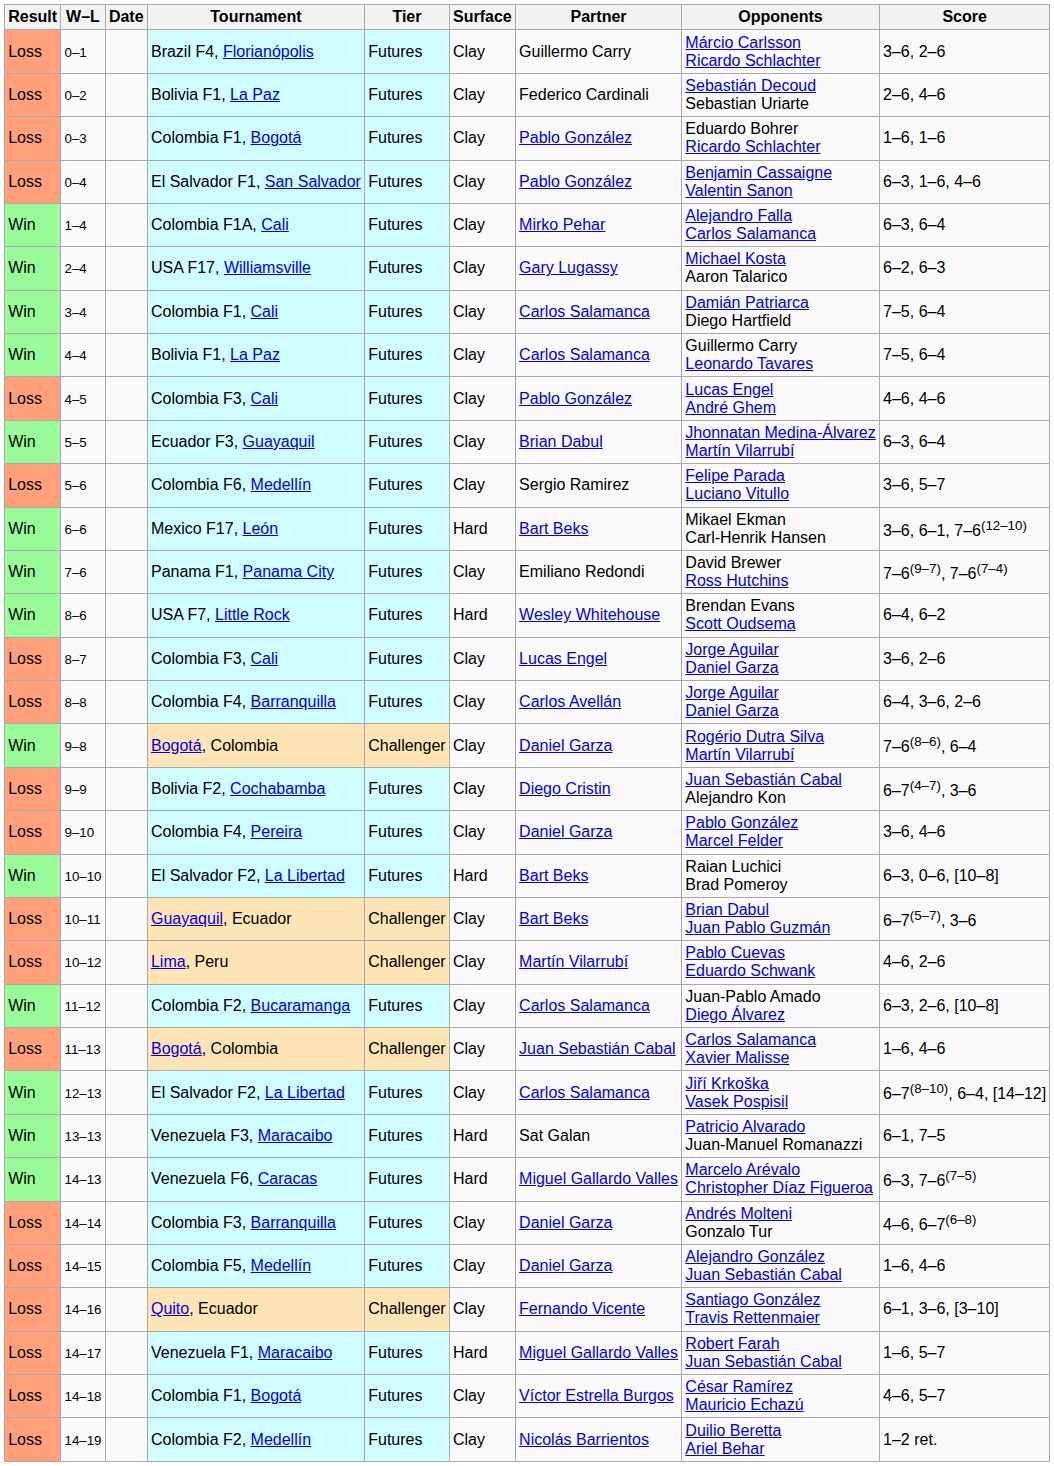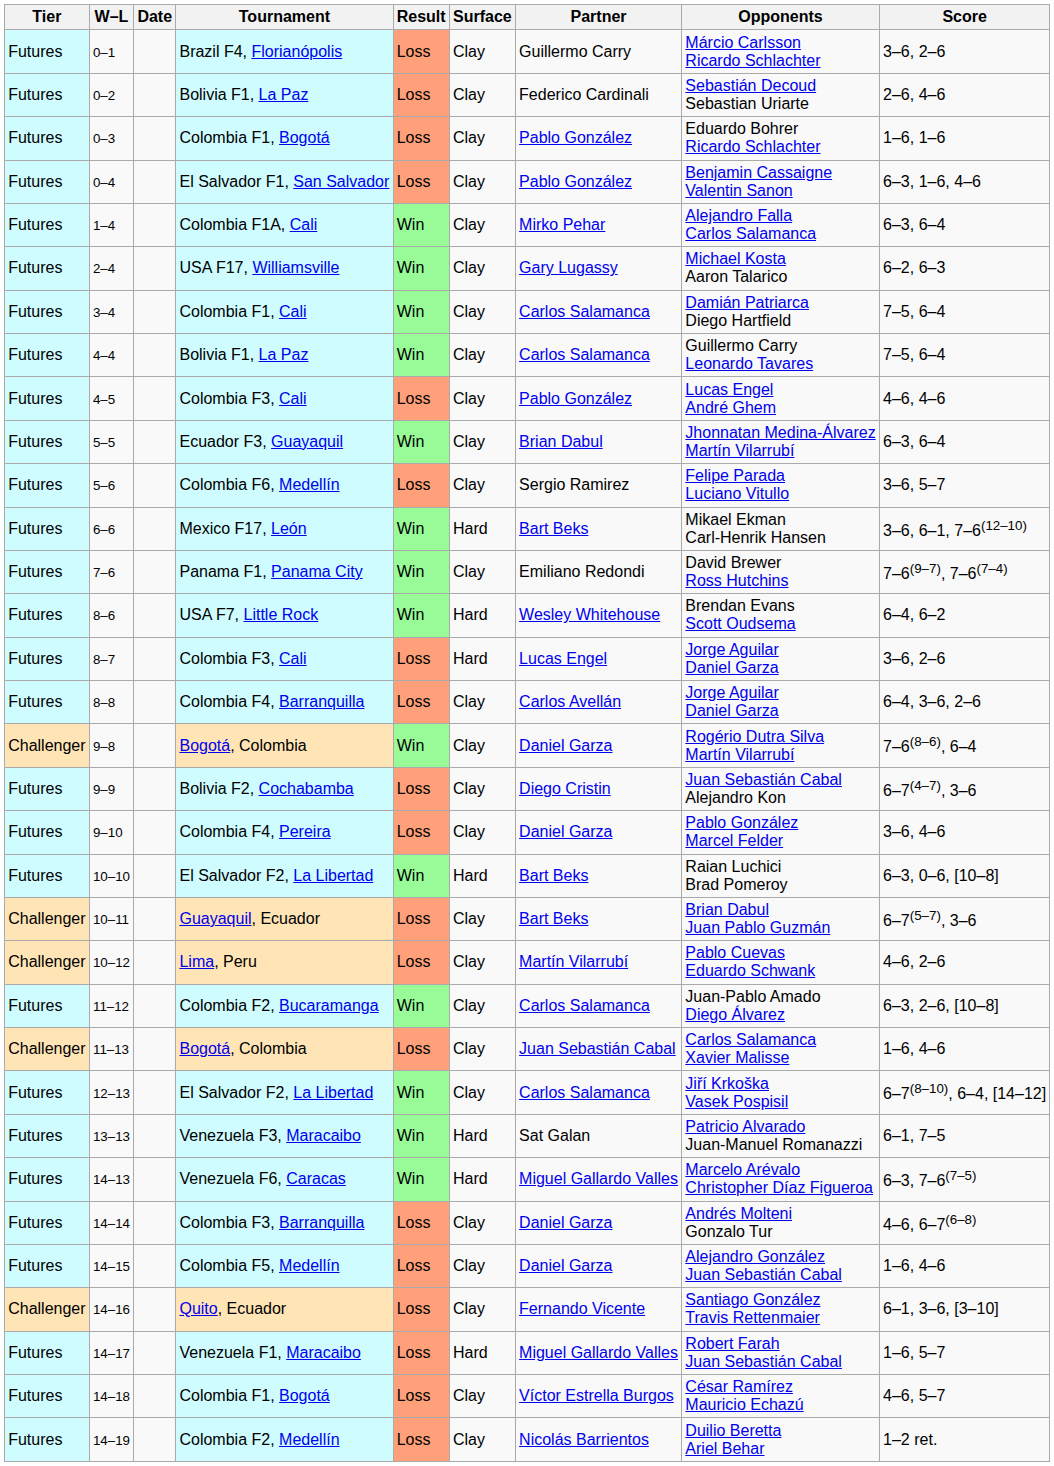columns swapped: (33, 17) <-> (407, 17)
(469, 658) Clay -> (470, 658) Hard
